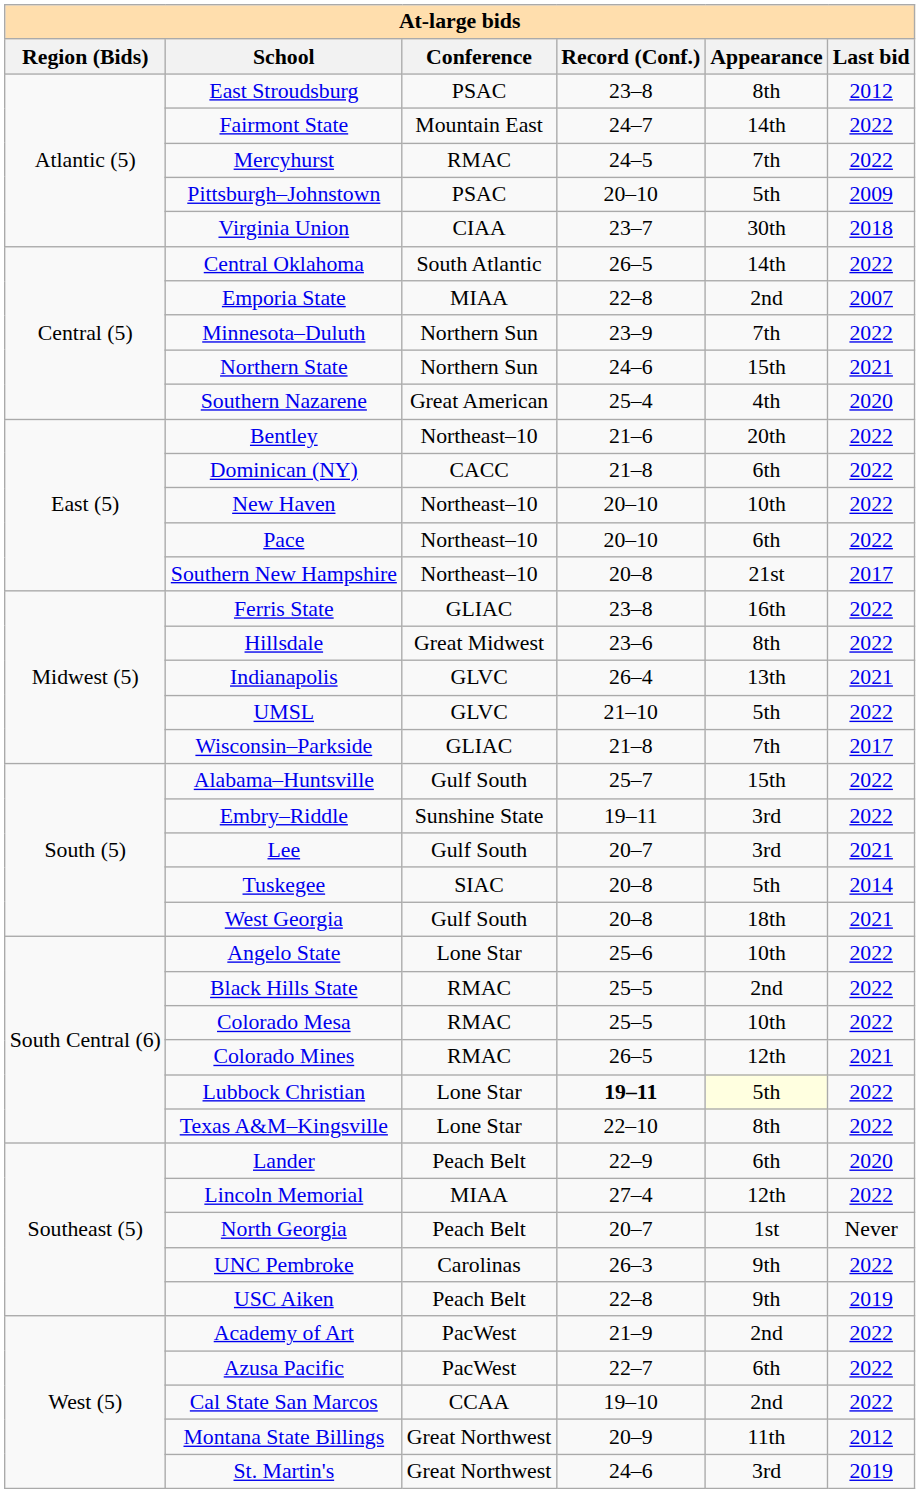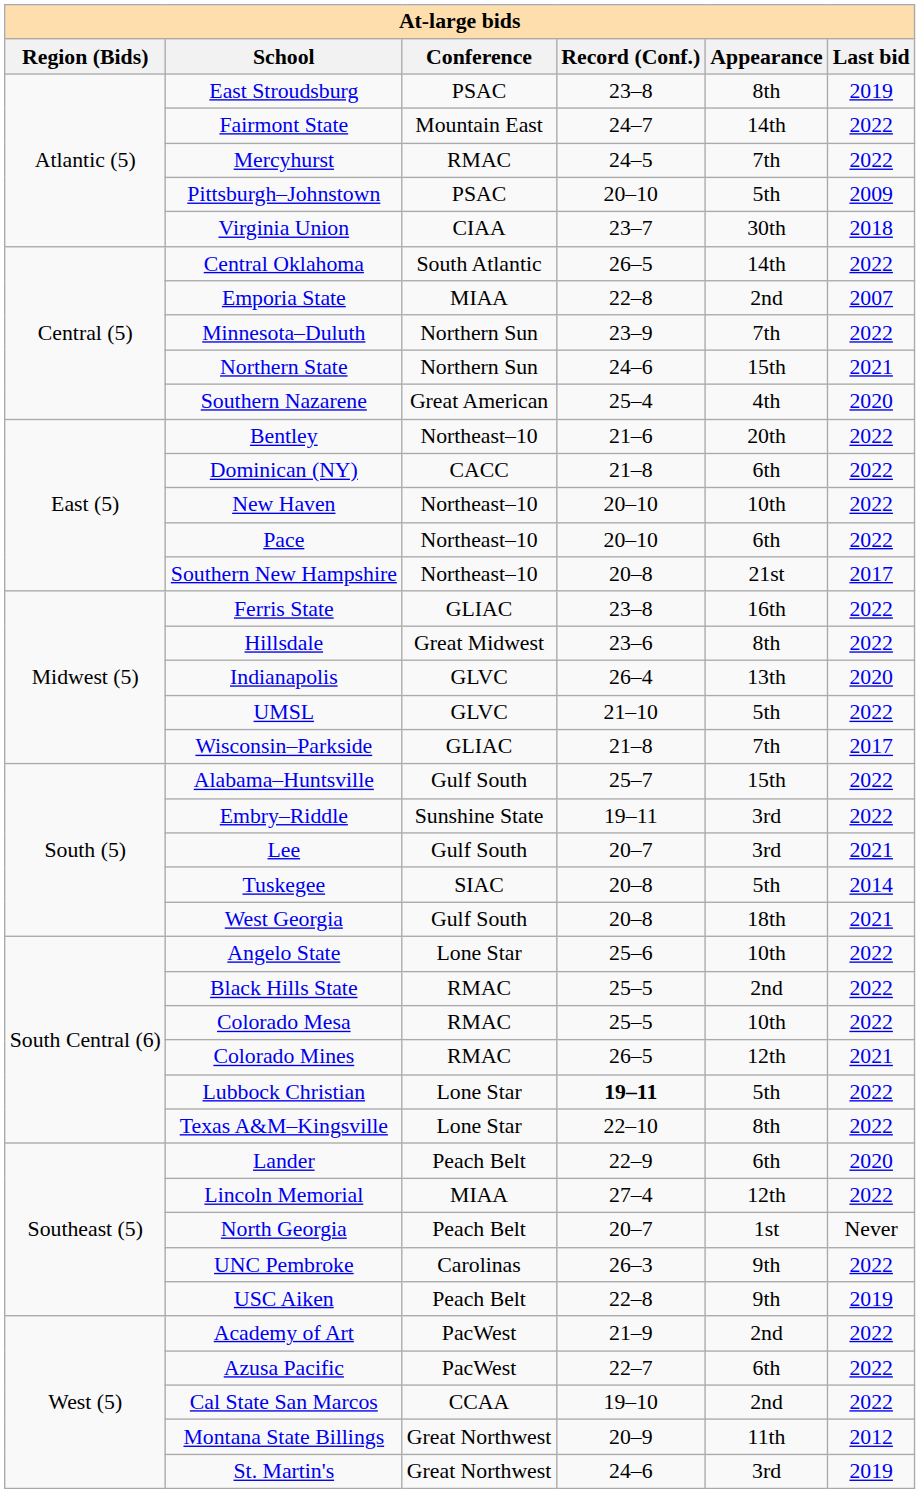(871, 90) 2012 -> (871, 90) 2019
(871, 677) 2021 -> (871, 677) 2020
(767, 1091) lightyellow background -> (767, 1091) no background
